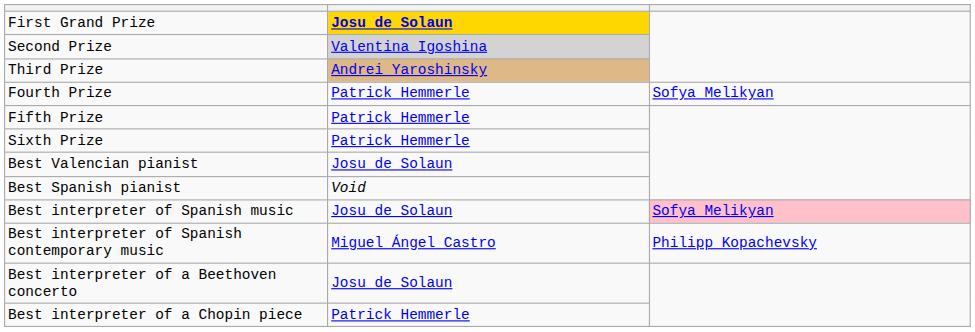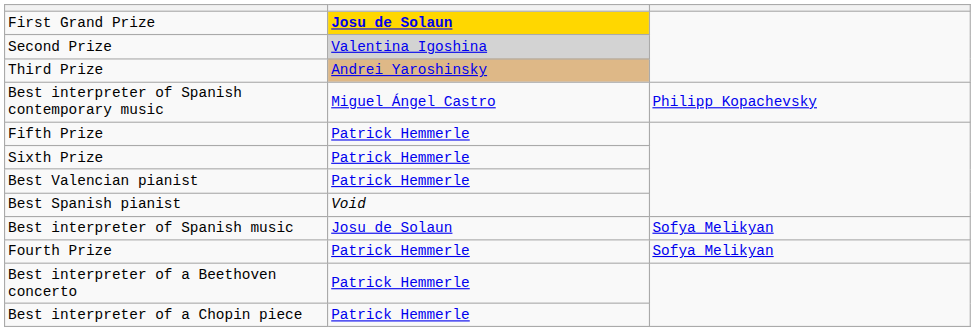rows swapped: (60, 94) <-> (125, 243)
(392, 164) Josu de Solaun -> (400, 181) Patrick Hemmerle
(713, 211) pink background -> (713, 228) no background
(392, 283) Josu de Solaun -> (400, 283) Patrick Hemmerle
